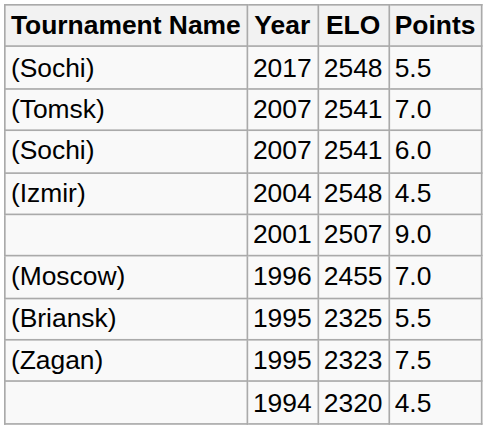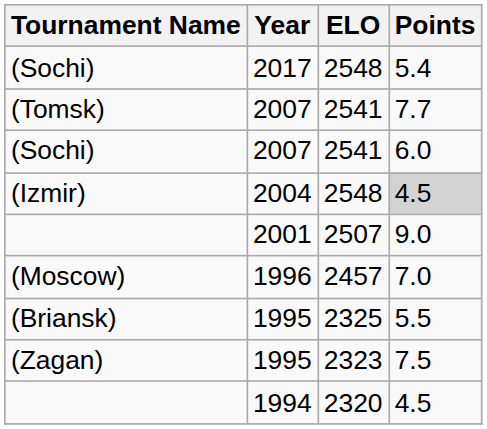(413, 67) 5.5 -> (413, 67) 5.4
(413, 109) 7.0 -> (413, 109) 7.7
(413, 192) no background -> (413, 192) lightgrey background
(353, 276) 2455 -> (353, 276) 2457
